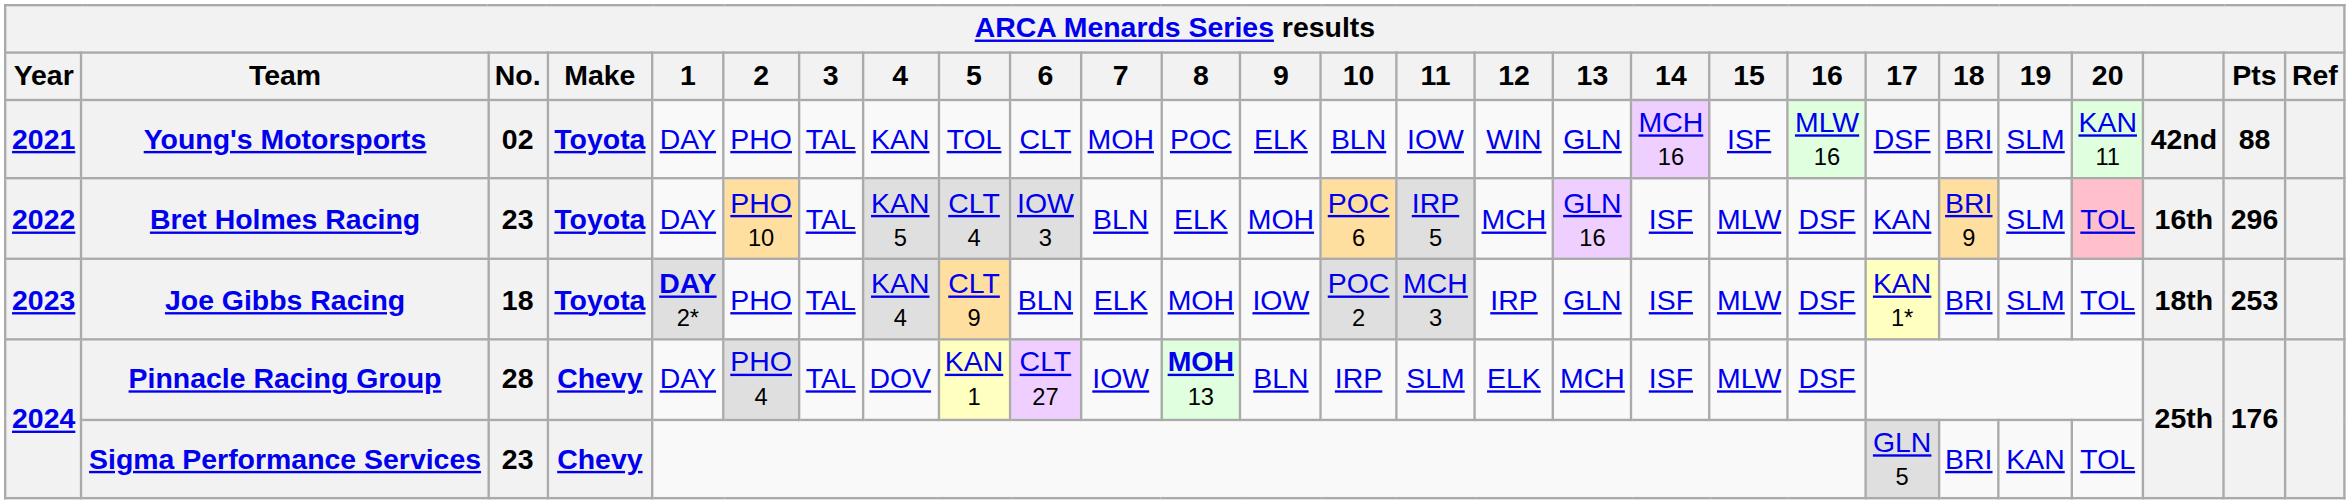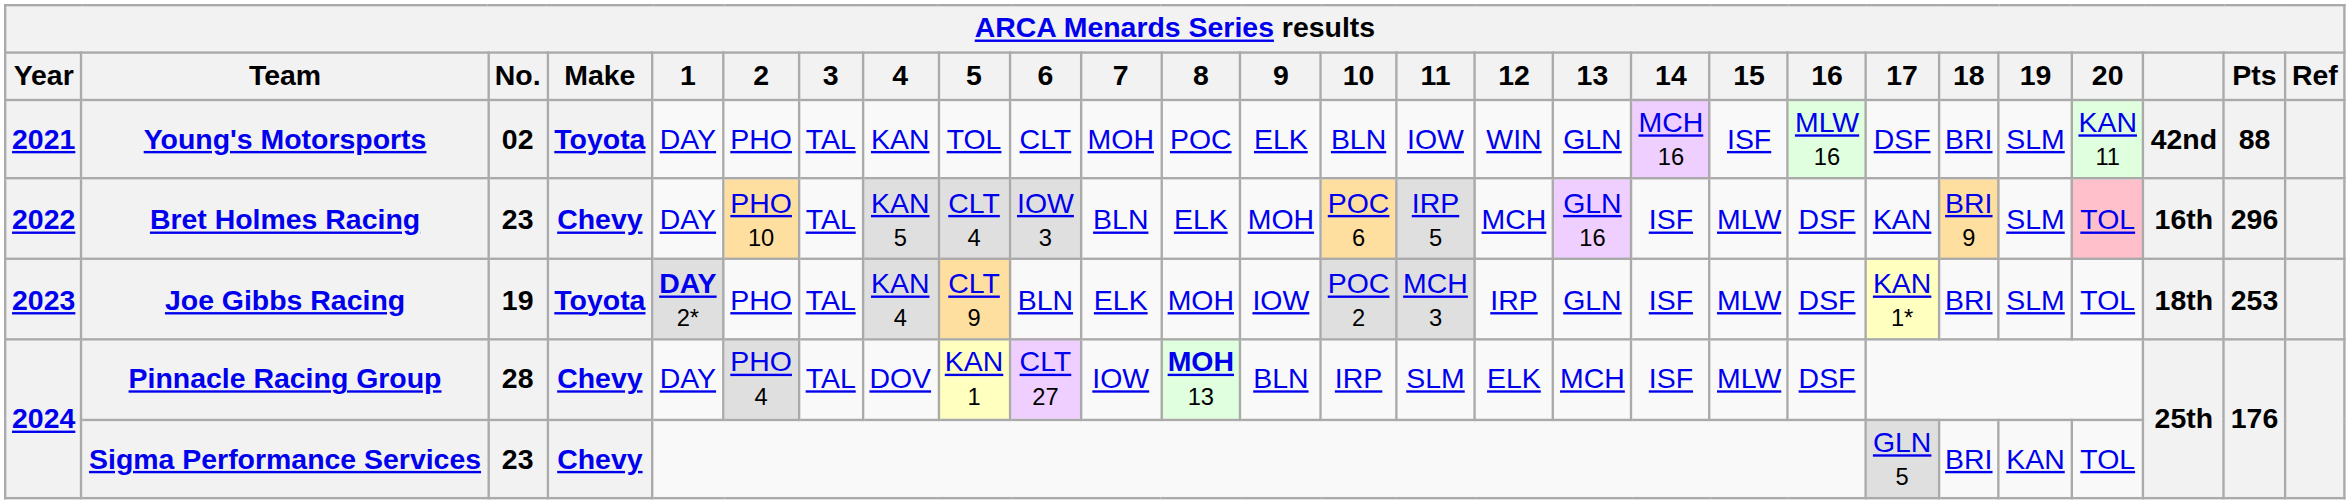(600, 219) Toyota -> (600, 219) Chevy
(518, 299) 18 -> (518, 299) 19
